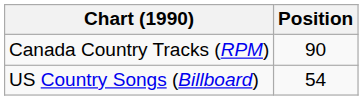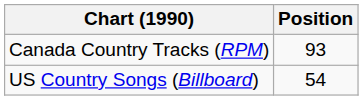(316, 49) 90 -> (316, 49) 93
